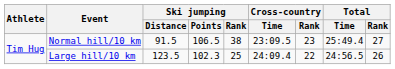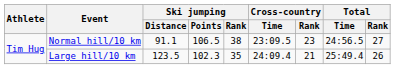(166, 41) 91.5 -> (166, 41) 91.1
(344, 41) 25:49.4 -> (344, 41) 24:56.5
(236, 56) 25 -> (236, 56) 35
(309, 56) 22 -> (309, 56) 21
(344, 56) 24:56.5 -> (344, 56) 25:49.4
